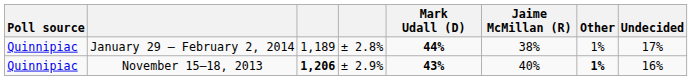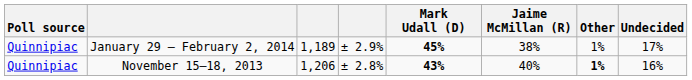(362, 47) ± 2.8% -> (362, 47) ± 2.9%
(434, 47) 44% -> (434, 47) 45%
(318, 66) bold -> (318, 66) normal
(362, 66) ± 2.9% -> (362, 66) ± 2.8%
